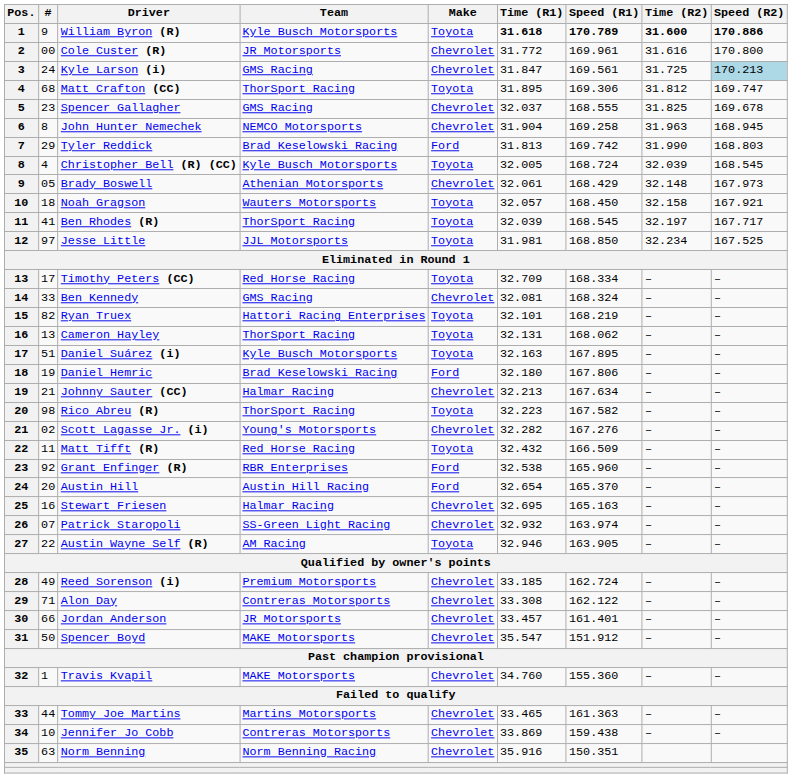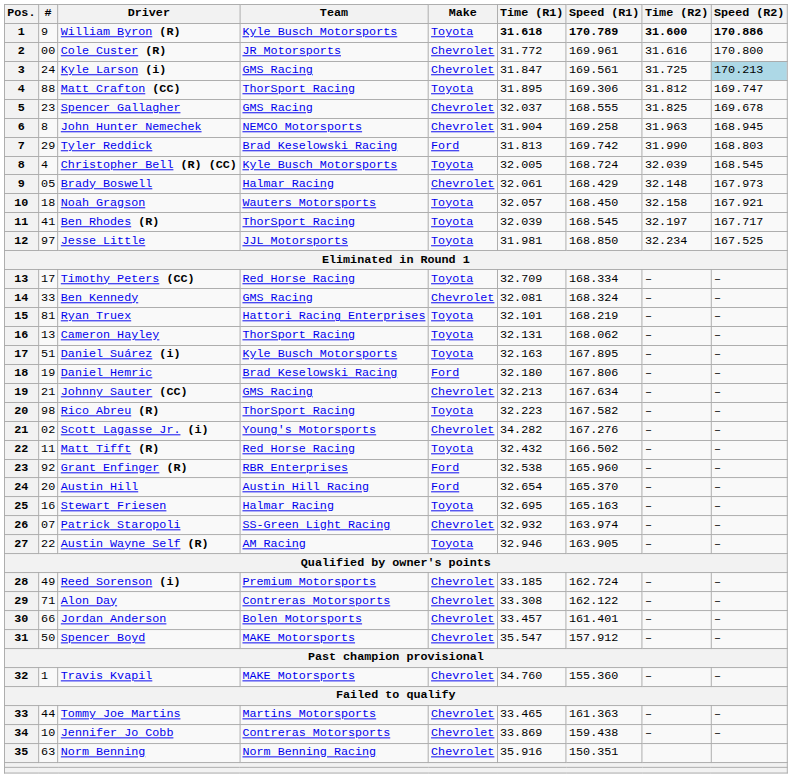(48, 90) 68 -> (48, 90) 88
(313, 185) Athenian Motorsports -> (288, 185) Halmar Racing
(48, 317) 82 -> (48, 317) 81
(288, 393) Halmar Racing -> (278, 393) GMS Racing
(521, 431) 32.282 -> (521, 431) 34.282
(594, 450) 166.509 -> (594, 450) 166.502
(463, 507) Chevrolet -> (452, 507) Toyota
(292, 620) JR Motorsports -> (302, 620) Bolen Motorsports
(594, 639) 151.912 -> (594, 639) 157.912
